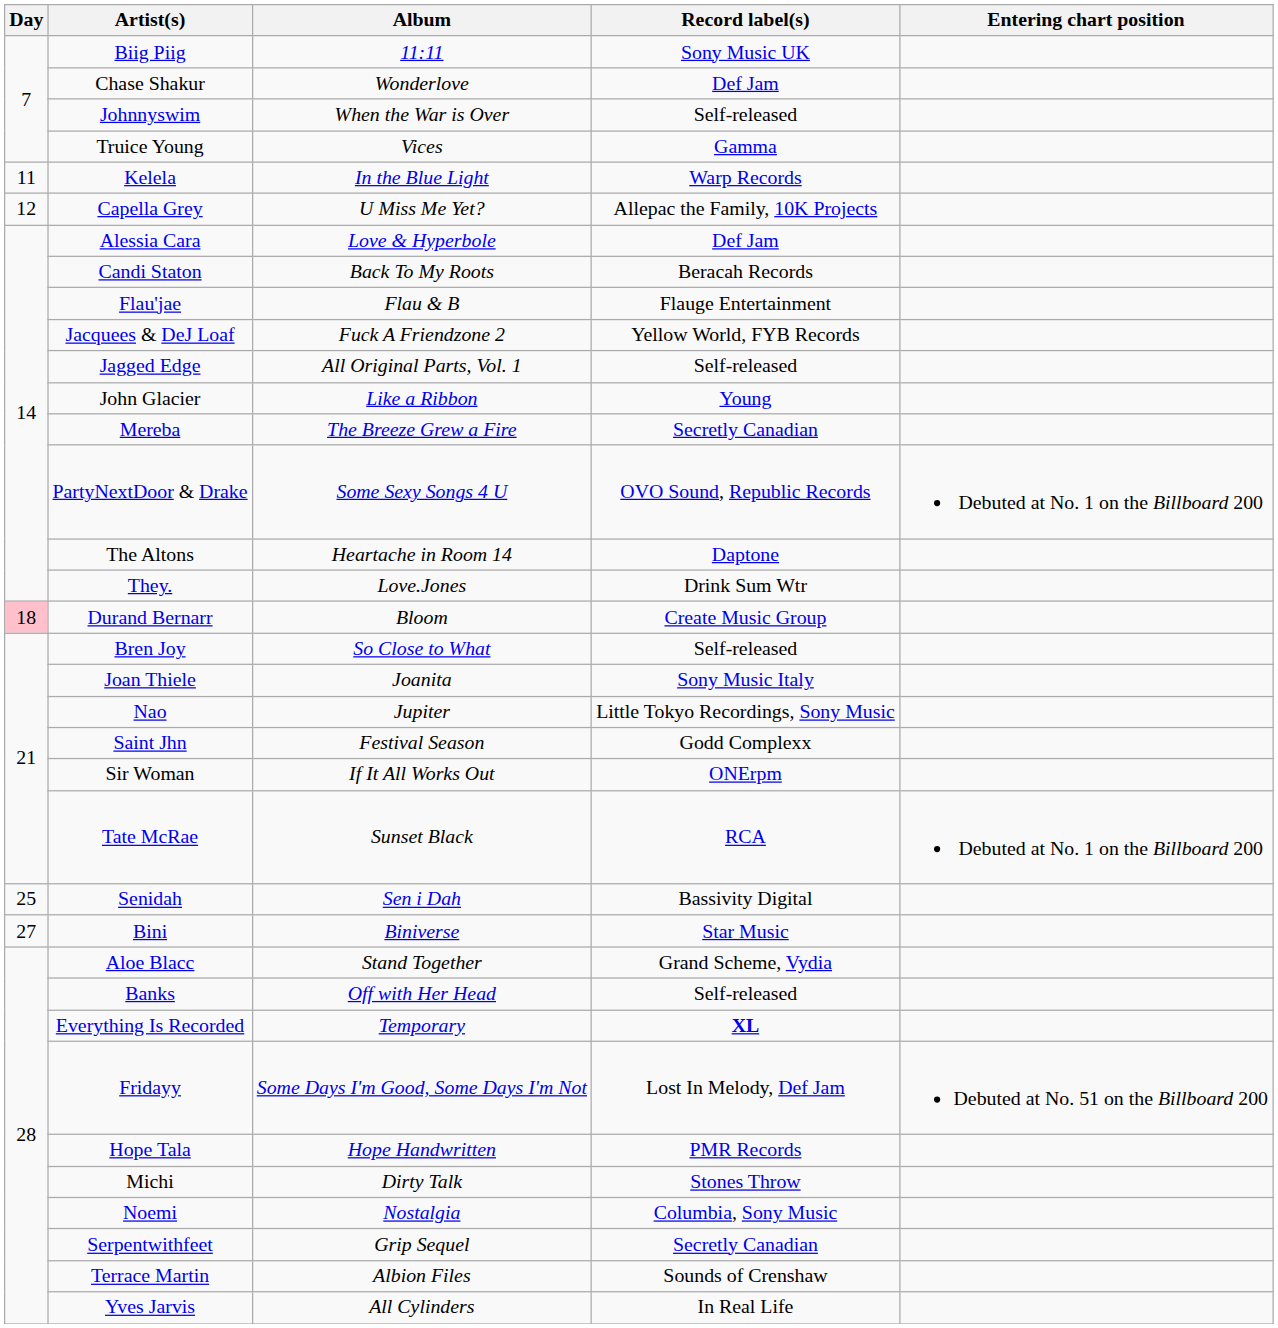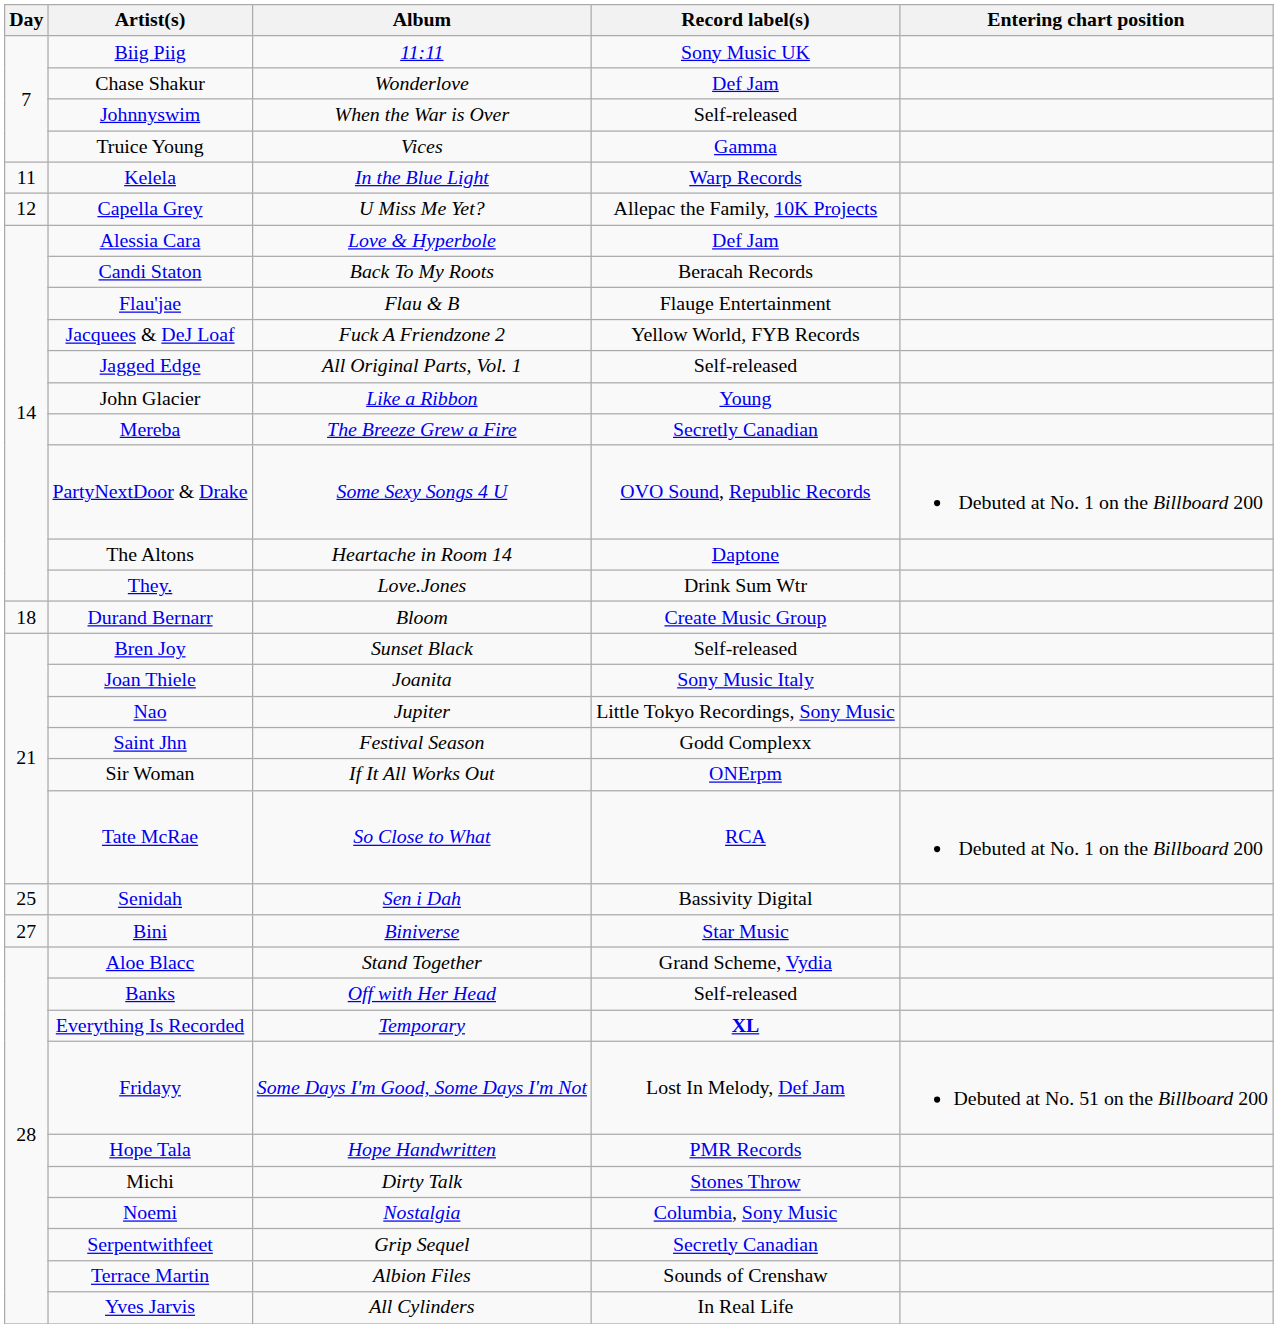(26, 617) pink background -> (26, 617) no background
(422, 648) So Close to What -> (422, 648) Sunset Black
(422, 836) Sunset Black -> (422, 836) So Close to What
